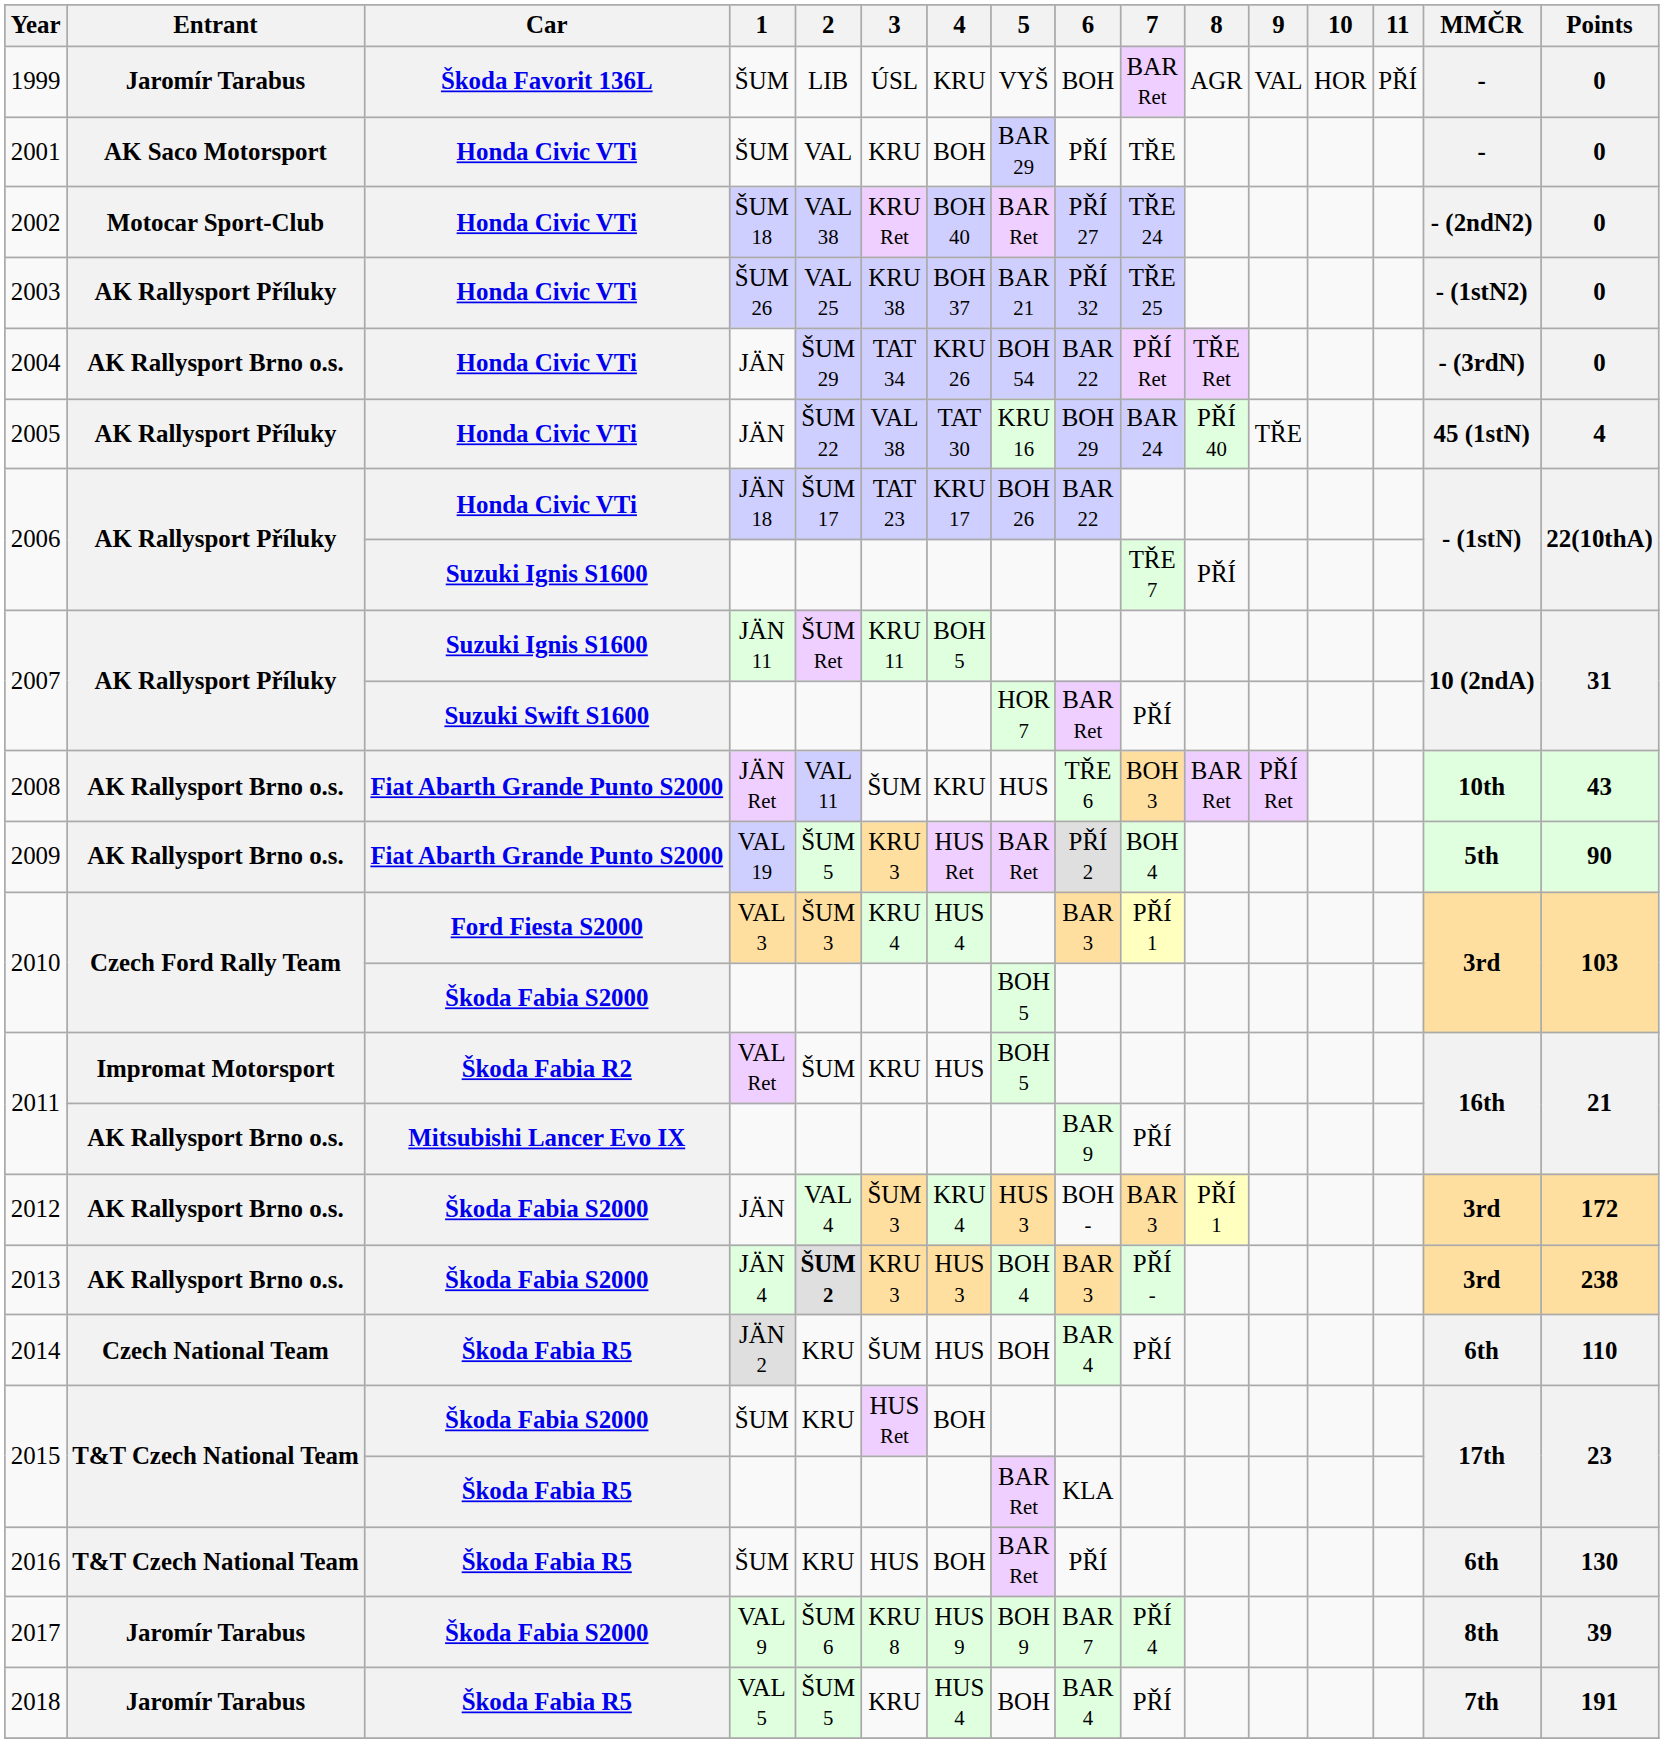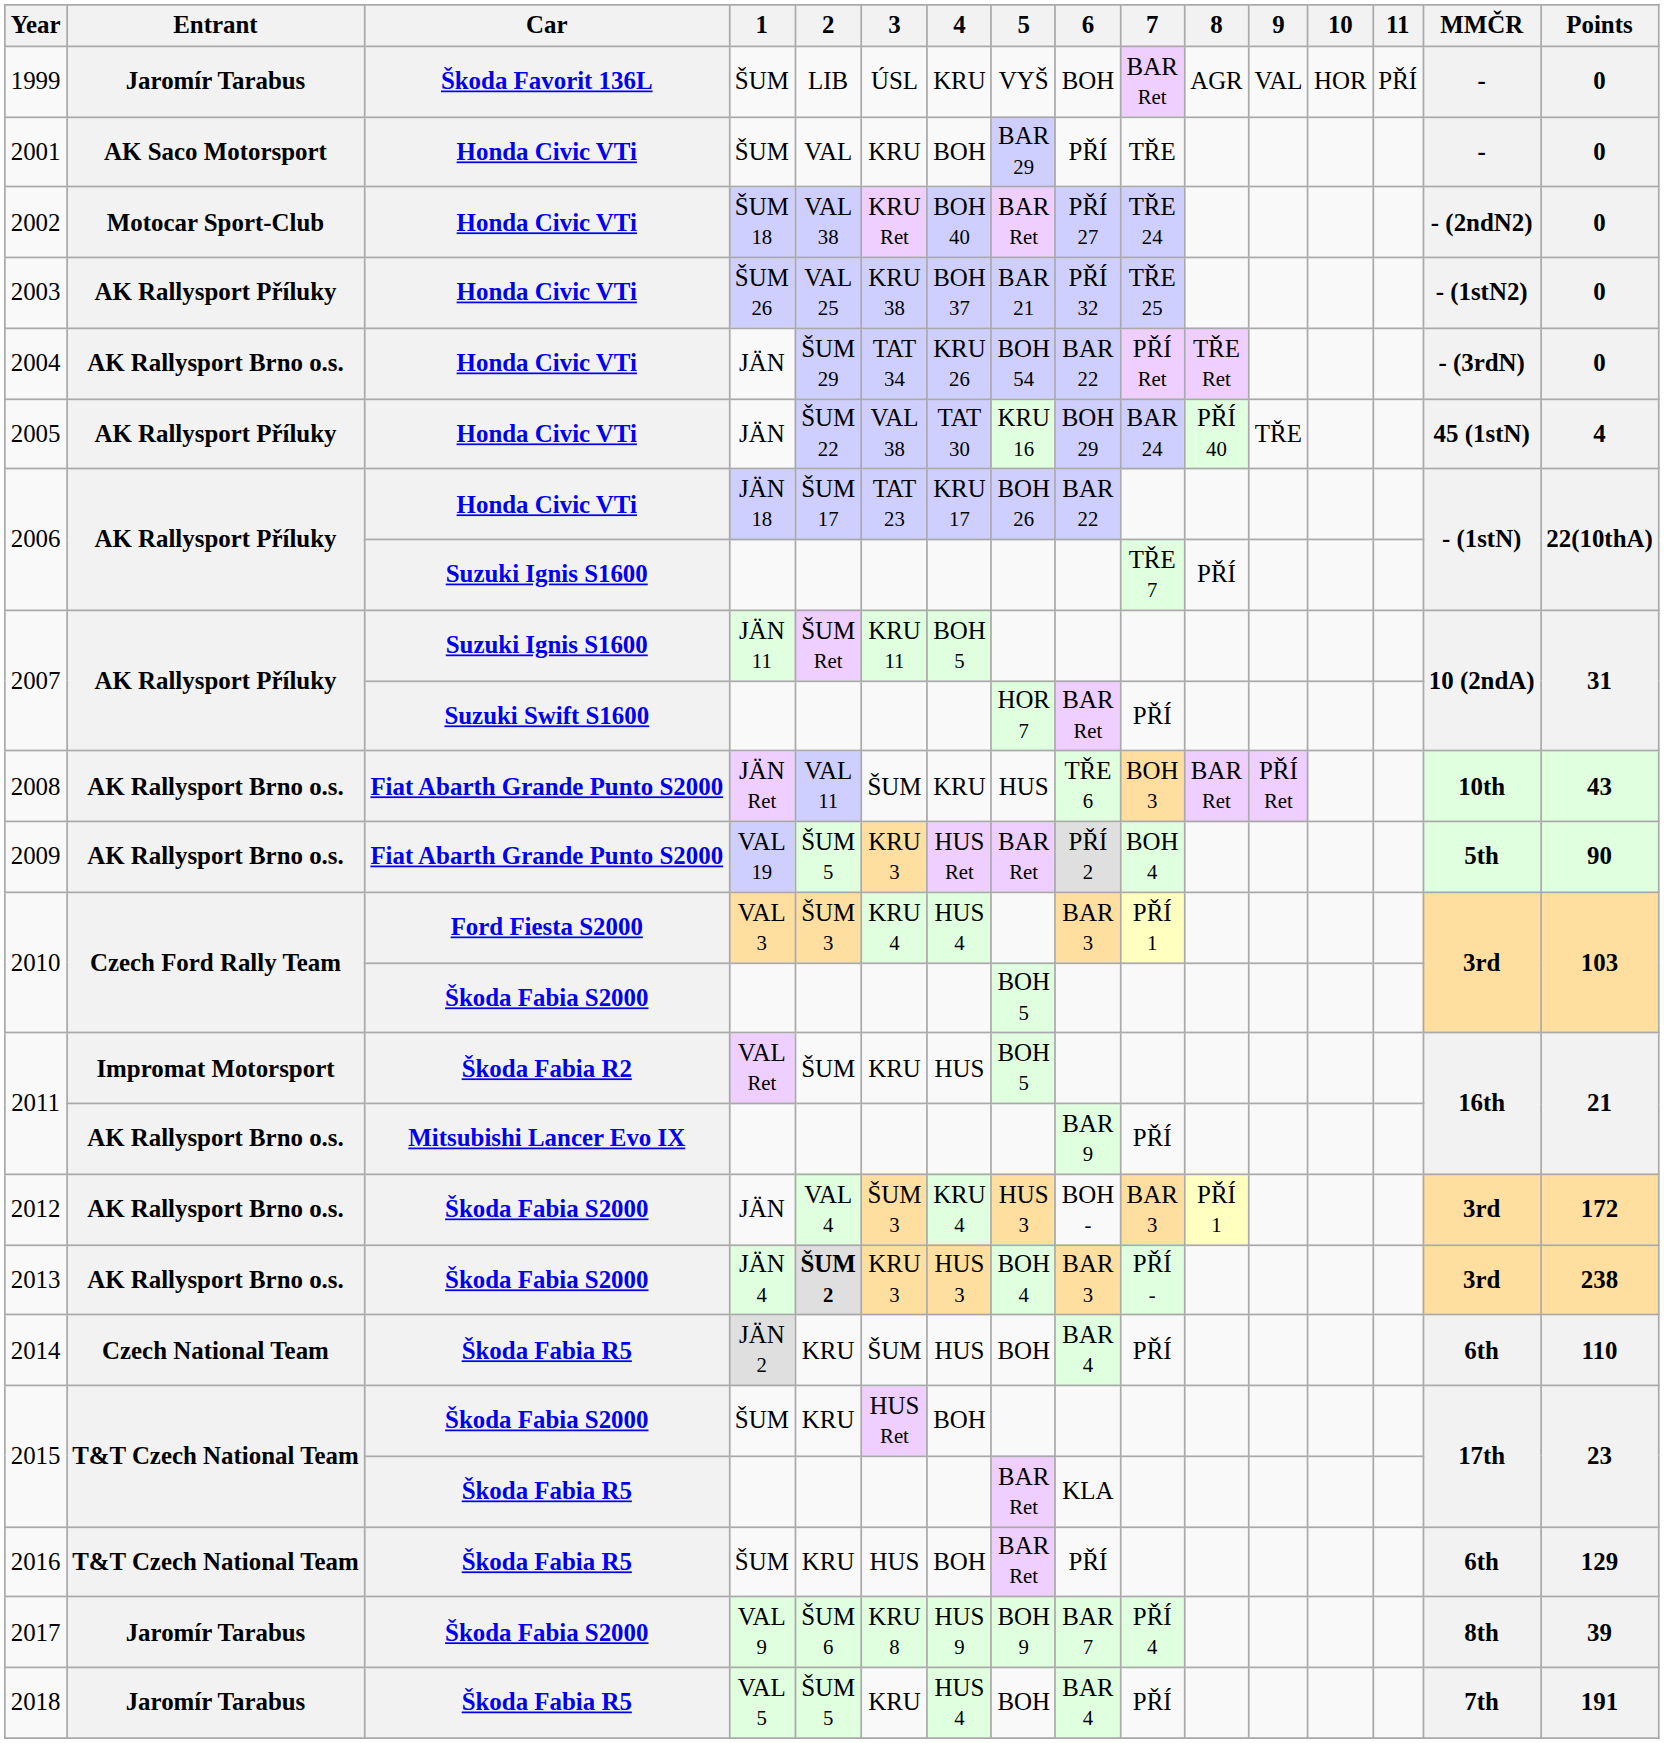(1600, 1561) 130 -> (1600, 1561) 129
